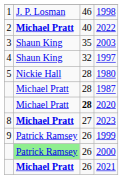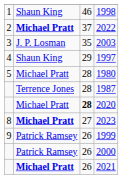(41, 12) J. P. Losman -> (39, 12) Shaun King
(87, 27) 40 -> (87, 27) 37
(39, 43) Shaun King -> (41, 43) J. P. Losman
(87, 58) 32 -> (87, 58) 29
(39, 74) Nickie Hall -> (42, 74) Michael Pratt
(42, 89) Michael Pratt -> (45, 89) Terrence Jones
(47, 151) lightgreen background -> (47, 151) no background
